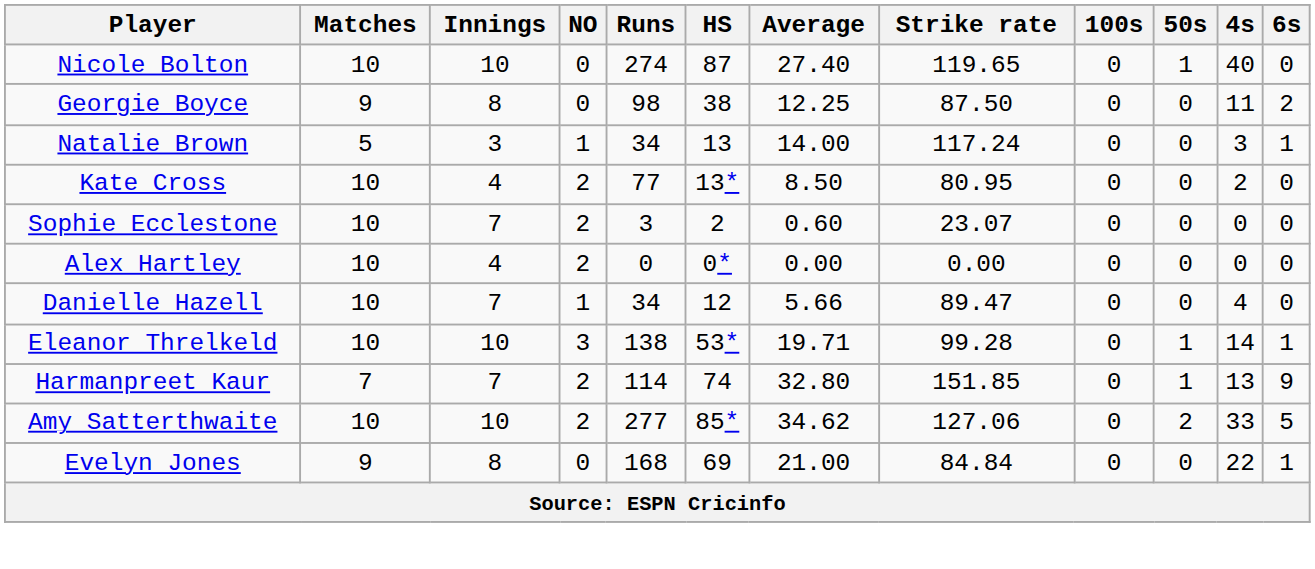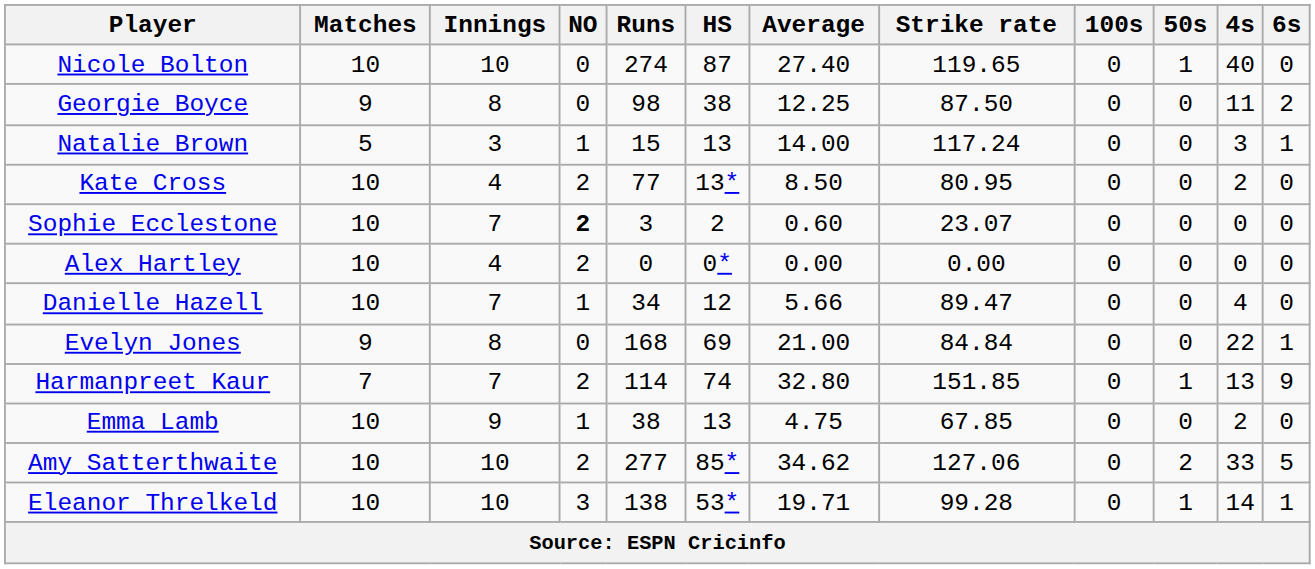(646, 144) 34 -> (646, 144) 15
(583, 224) normal -> (583, 224) bold
rows swapped: (153, 463) <-> (153, 344)
+ row: (153, 423)
